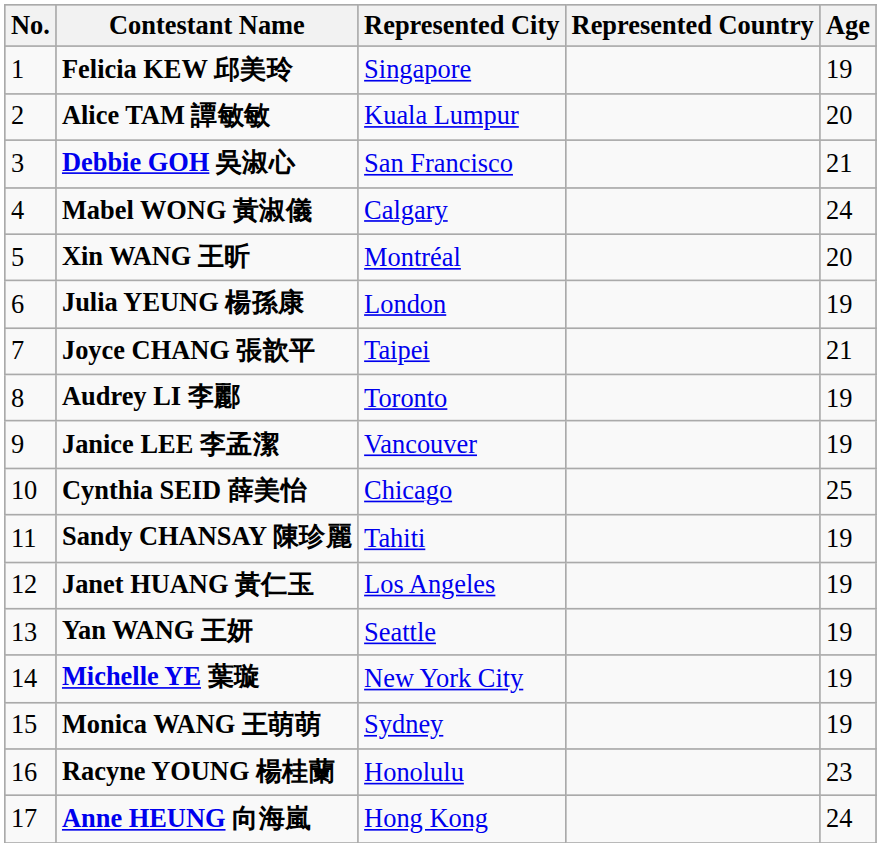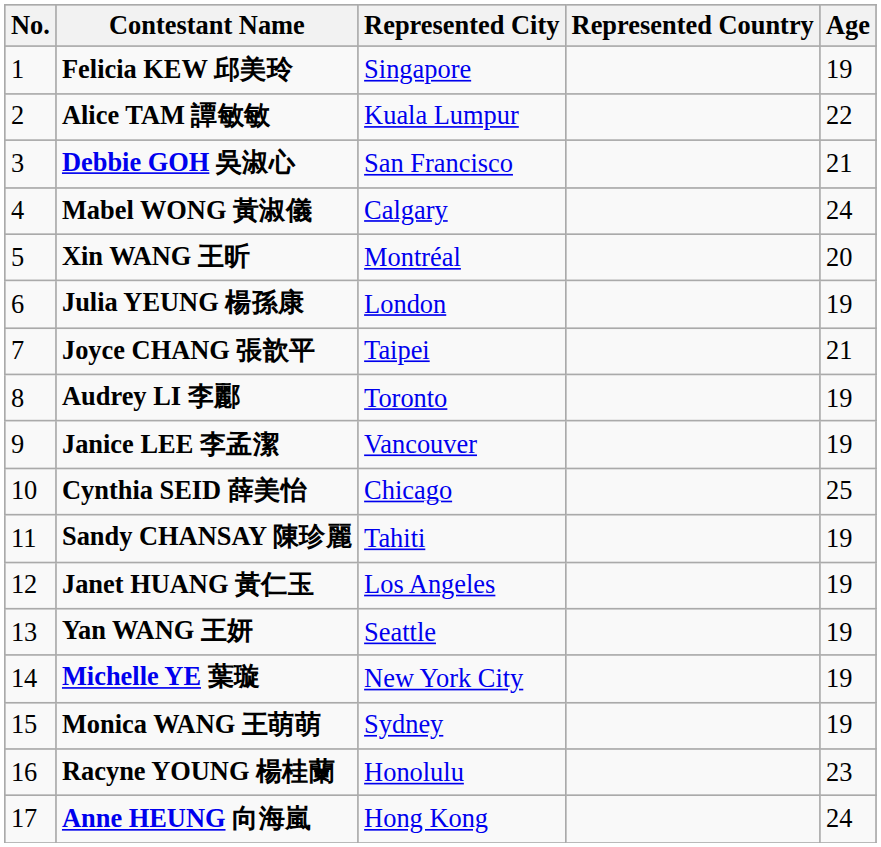(839, 116) 20 -> (839, 116) 22
